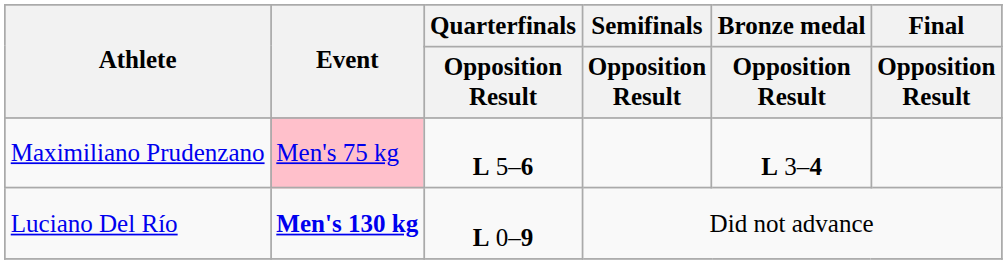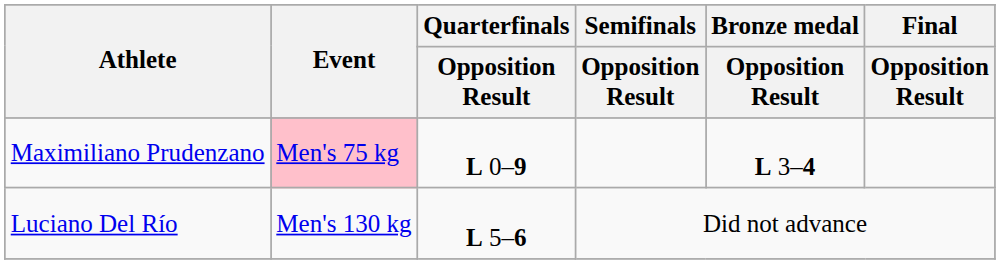(503, 167) L 5–6 -> (496, 167) L 0–9
(347, 223) bold -> (344, 223) normal
(503, 238) L 0–9 -> (496, 238) L 5–6
